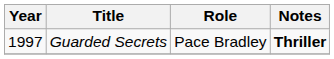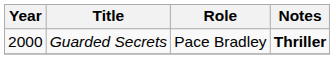(25, 41) 1997 -> (25, 41) 2000
